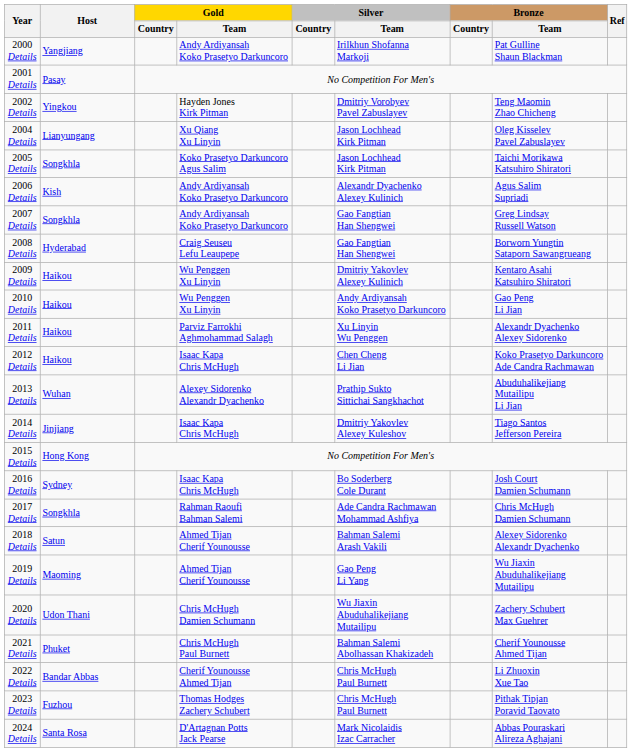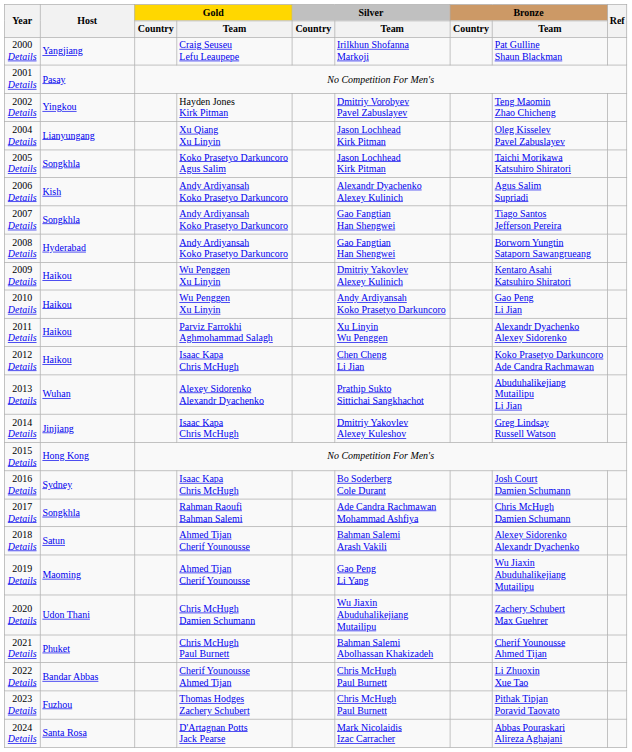(234, 51) Andy Ardiyansah Koko Prasetyo Darkuncoro -> (209, 51) Craig Seuseu Lefu Leaupepe
(525, 220) Greg Lindsay Russell Watson -> (528, 220) Tiago Santos Jefferson Pereira
(209, 248) Craig Seuseu Lefu Leaupepe -> (234, 248) Andy Ardiyansah Koko Prasetyo Darkuncoro
(528, 428) Tiago Santos Jefferson Pereira -> (525, 428) Greg Lindsay Russell Watson
